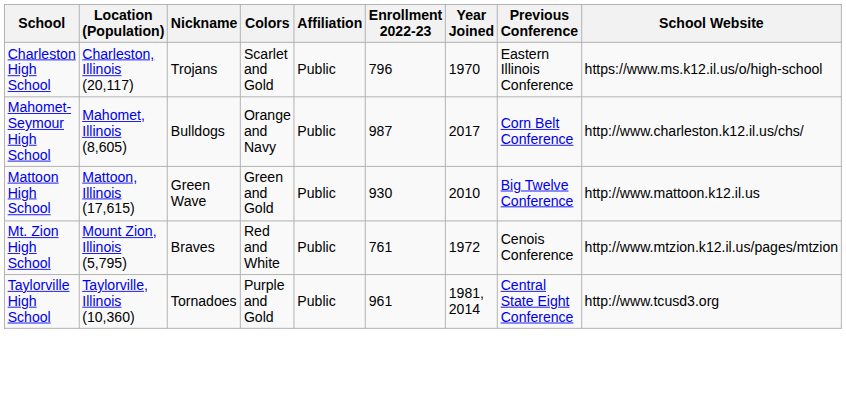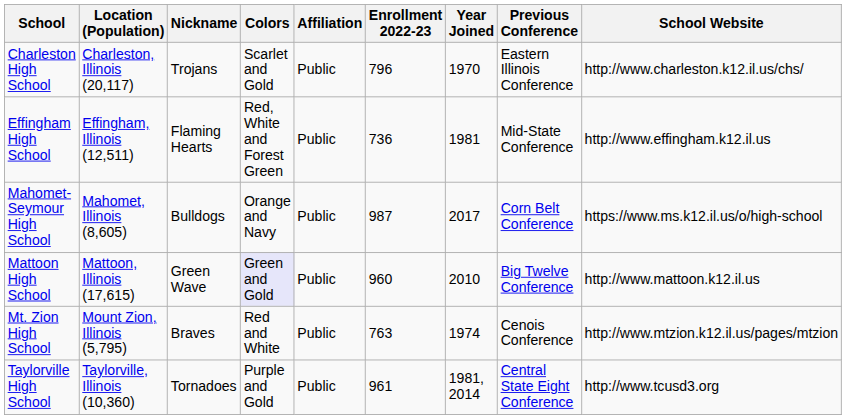(704, 69) https://www.ms.k12.il.us/o/high-school -> (694, 69) http://www.charleston.k12.il.us/chs/
+ row: (39, 139)
(694, 131) http://www.charleston.k12.il.us/chs/ -> (704, 217) https://www.ms.k12.il.us/o/high-school
(263, 193) no background -> (263, 279) lavender background
(380, 193) 930 -> (380, 279) 960
(380, 247) 761 -> (380, 333) 763
(464, 247) 1972 -> (464, 333) 1974
